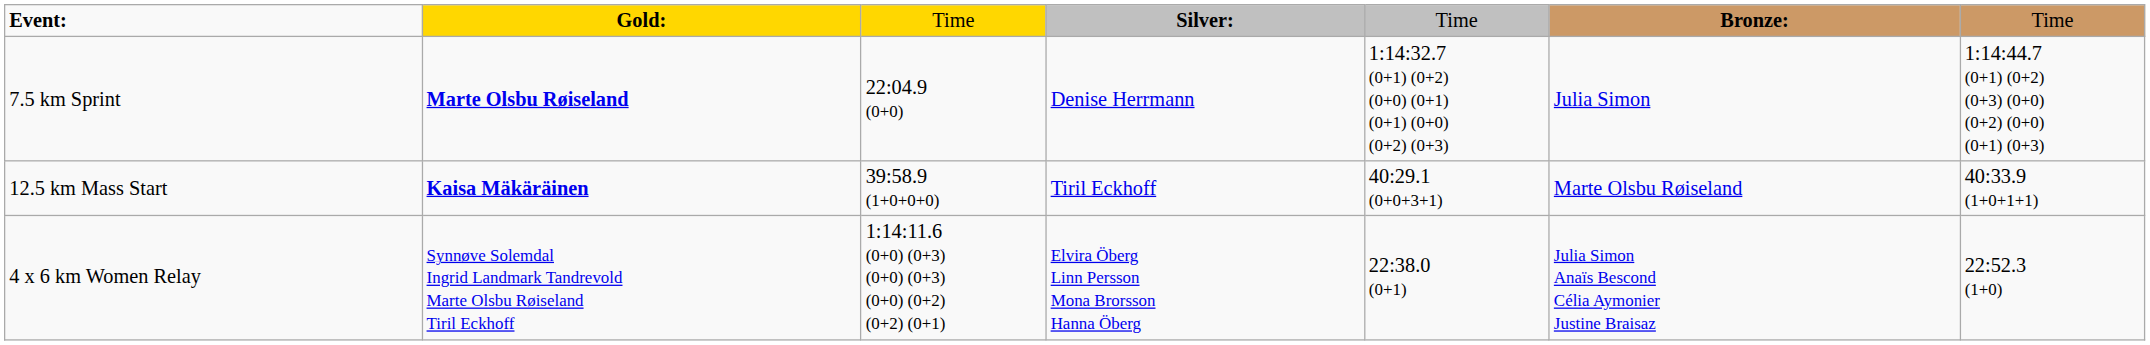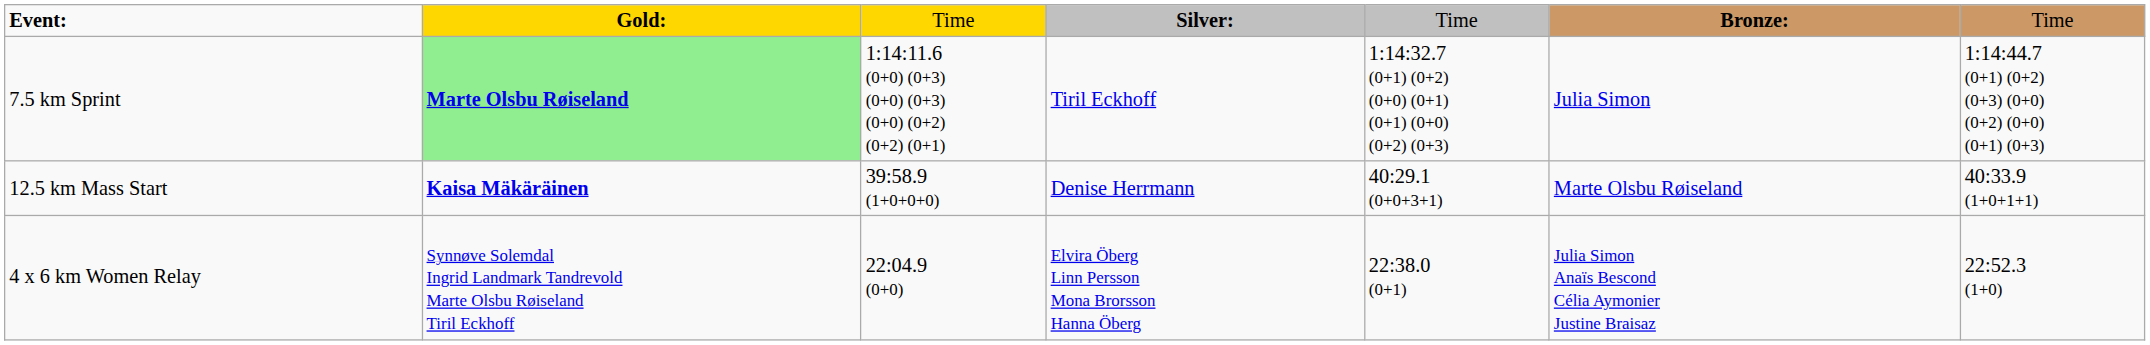(528, 98) no background -> (528, 98) lightgreen background
(896, 98) 22:04.9 (0+0) -> (906, 98) 1:14:11.6 (0+0) (0+3) (0+0) (0+3) (0+0) (0+2) (0+2) (0+1)
(1123, 98) Denise Herrmann -> (1103, 98) Tiril Eckhoff
(1103, 187) Tiril Eckhoff -> (1123, 187) Denise Herrmann
(906, 277) 1:14:11.6 (0+0) (0+3) (0+0) (0+3) (0+0) (0+2) (0+2) (0+1) -> (896, 277) 22:04.9 (0+0)
